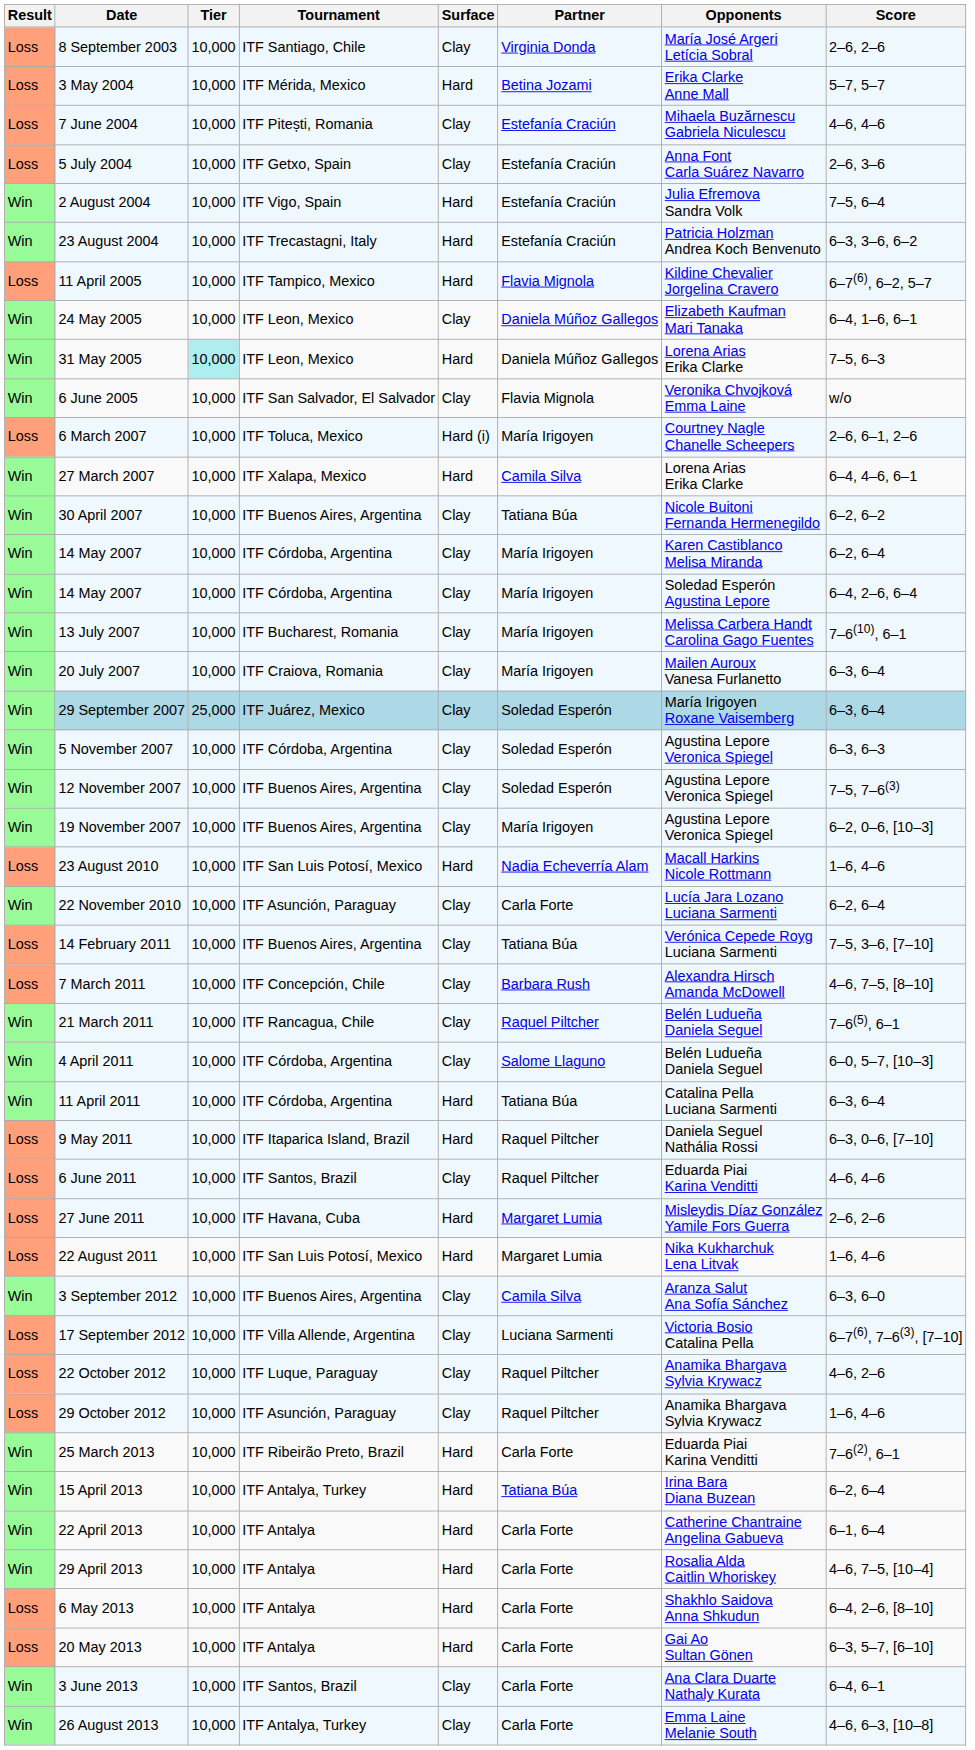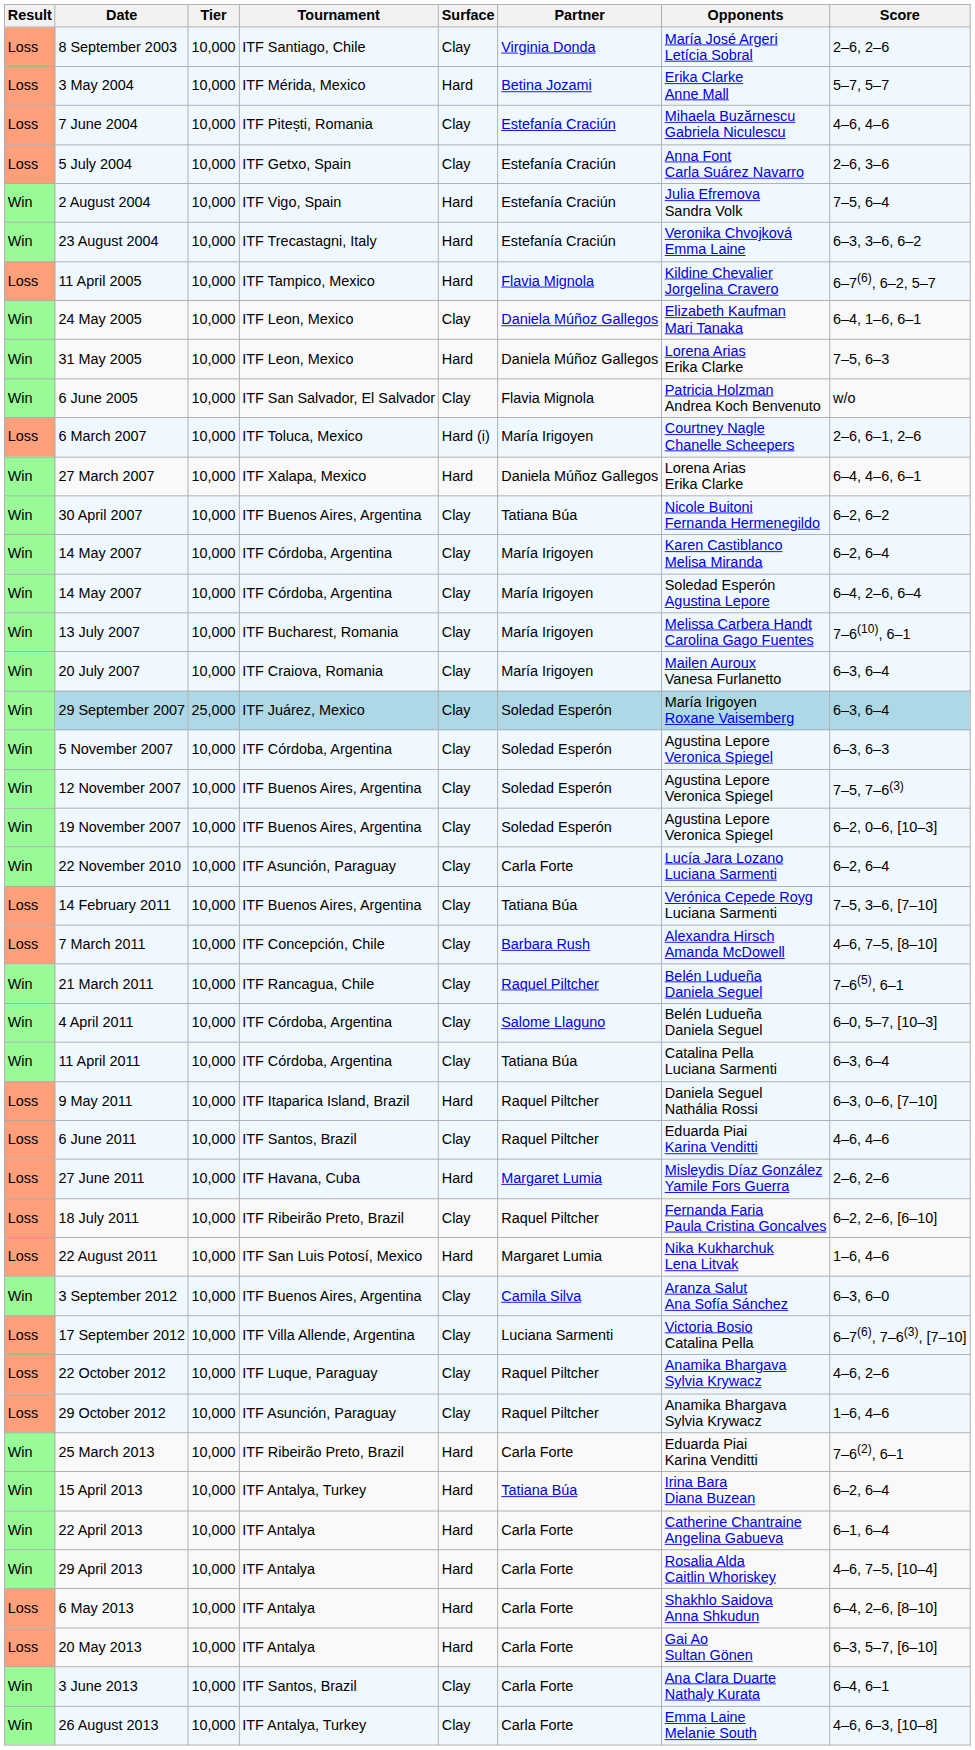(743, 242) Patricia Holzman Andrea Koch Benvenuto -> (728, 242) Veronika Chvojková Emma Laine
(214, 359) paleturquoise background -> (214, 359) no background
(728, 398) Veronika Chvojková Emma Laine -> (743, 398) Patricia Holzman Andrea Koch Benvenuto
(541, 476) Camila Silva -> (580, 476) Daniela Múñoz Gallegos
(547, 827) María Irigoyen -> (556, 827) Soledad Esperón
- row: (108, 866)
(457, 1100) Hard -> (456, 1061) Clay
+ row: (99, 1217)
